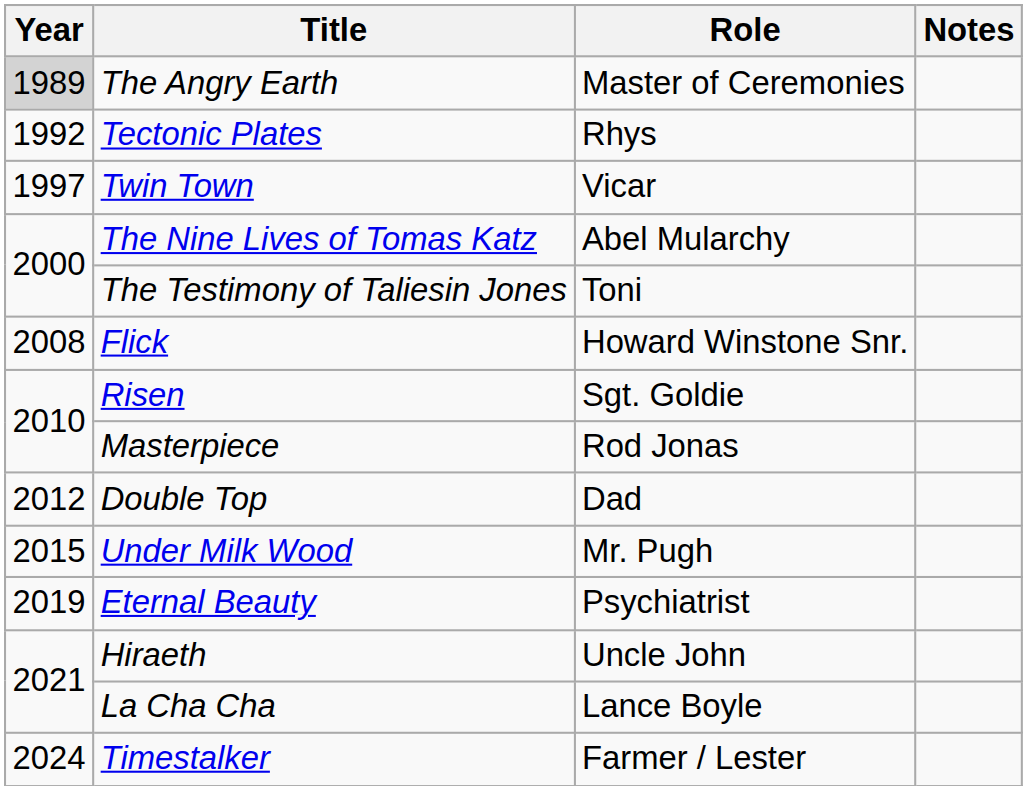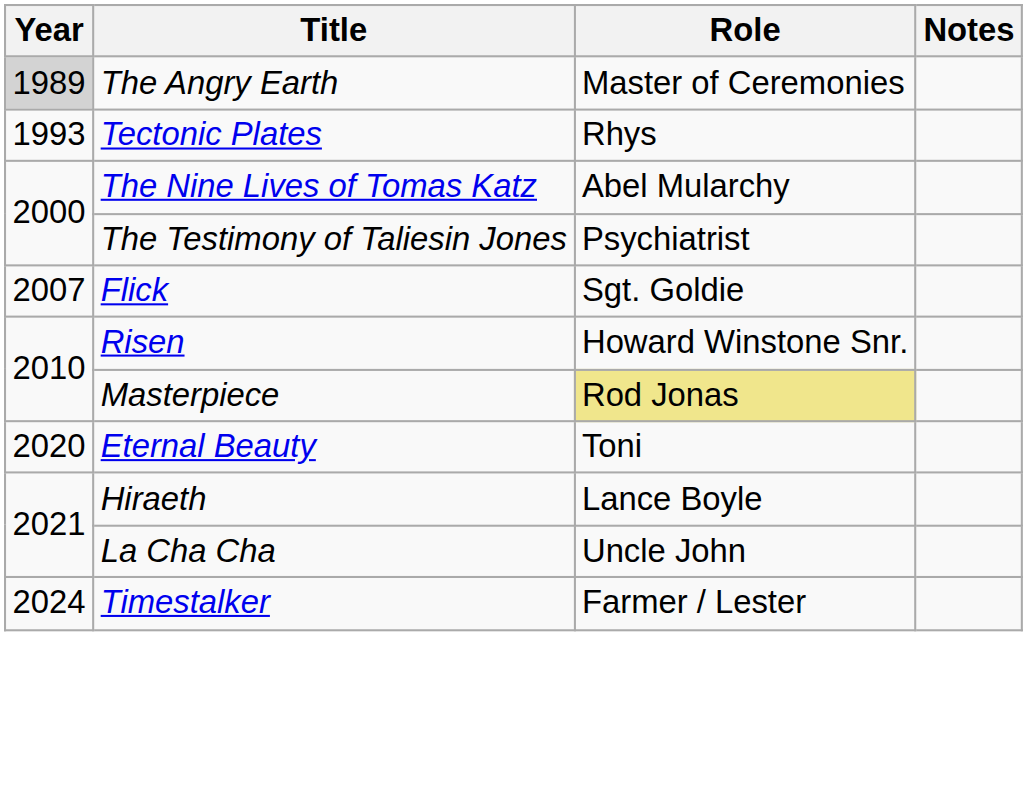(49, 134) 1992 -> (49, 134) 1993
- row: (177, 186)
(612, 290) Toni -> (666, 238) Psychiatrist
(49, 342) 2008 -> (49, 290) 2007
(745, 342) Howard Winstone Snr. -> (663, 290) Sgt. Goldie
(663, 394) Sgt. Goldie -> (745, 342) Howard Winstone Snr.
(660, 446) no background -> (660, 394) khaki background
- row: (184, 498)
- row: (226, 550)
(49, 602) 2019 -> (49, 446) 2020
(666, 602) Psychiatrist -> (612, 446) Toni
(664, 654) Uncle John -> (672, 498) Lance Boyle
(672, 706) Lance Boyle -> (664, 550) Uncle John
